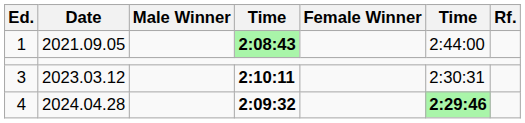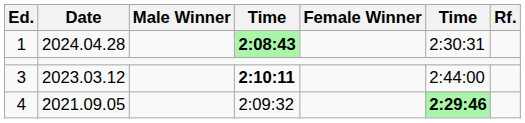(84, 44) 2021.09.05 -> (84, 44) 2024.04.28
(457, 44) 2:44:00 -> (457, 44) 2:30:31
(457, 78) 2:30:31 -> (457, 78) 2:44:00
(84, 104) 2024.04.28 -> (84, 104) 2021.09.05
(267, 104) bold -> (266, 104) normal
